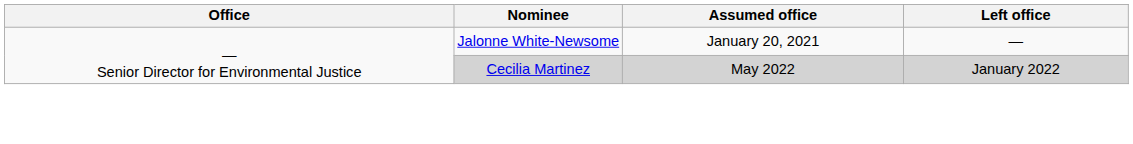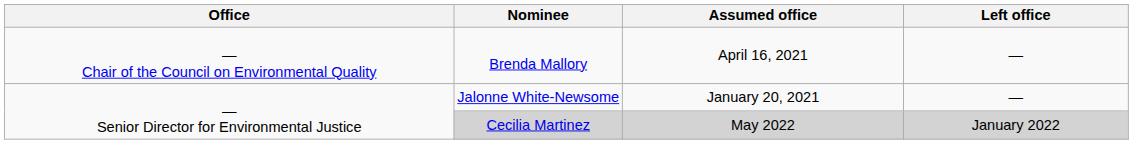+ row: (538, 63)
